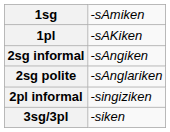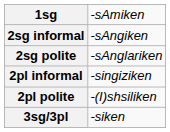- row: (46, 35)
+ row: (46, 96)
